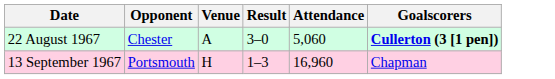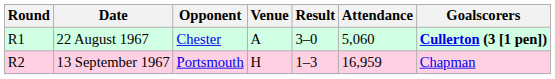+ column: (29, 16)
(313, 62) 16,960 -> (362, 62) 16,959
